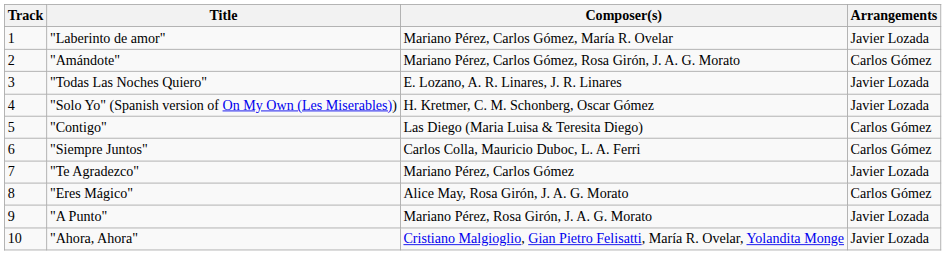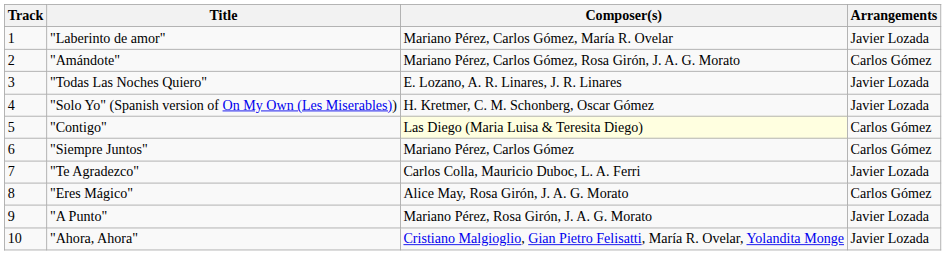(523, 127) no background -> (523, 127) lightyellow background
(522, 149) Carlos Colla, Mauricio Duboc, L. A. Ferri -> (489, 149) Mariano Pérez, Carlos Gómez
(489, 171) Mariano Pérez, Carlos Gómez -> (522, 171) Carlos Colla, Mauricio Duboc, L. A. Ferri
